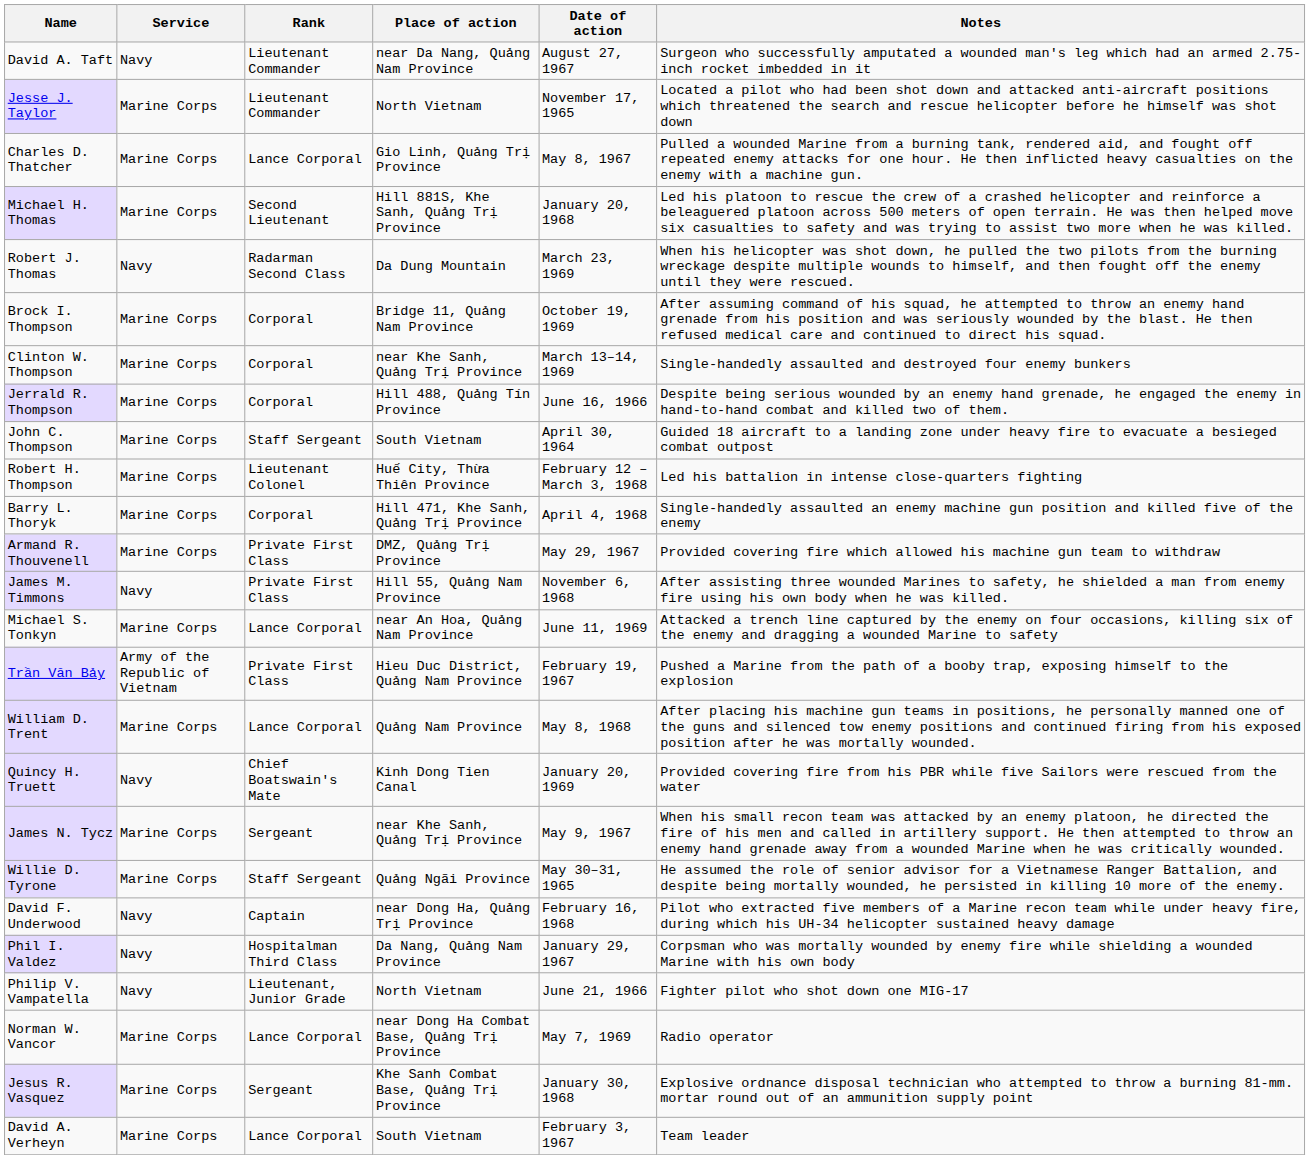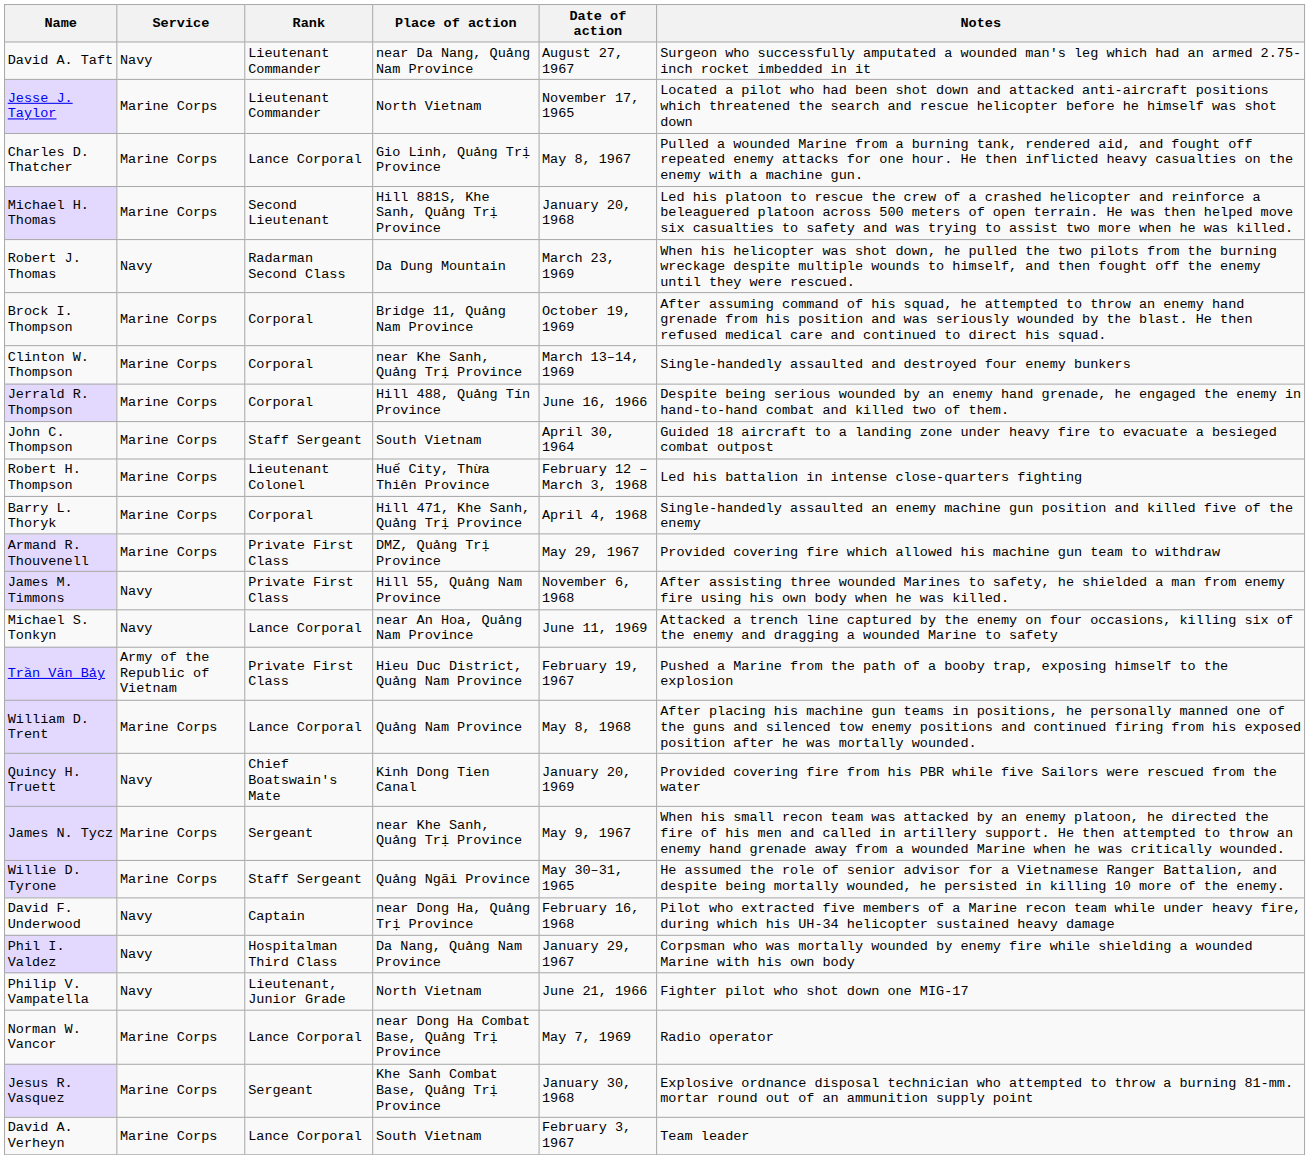(169, 628) Marine Corps -> (136, 628) Navy
